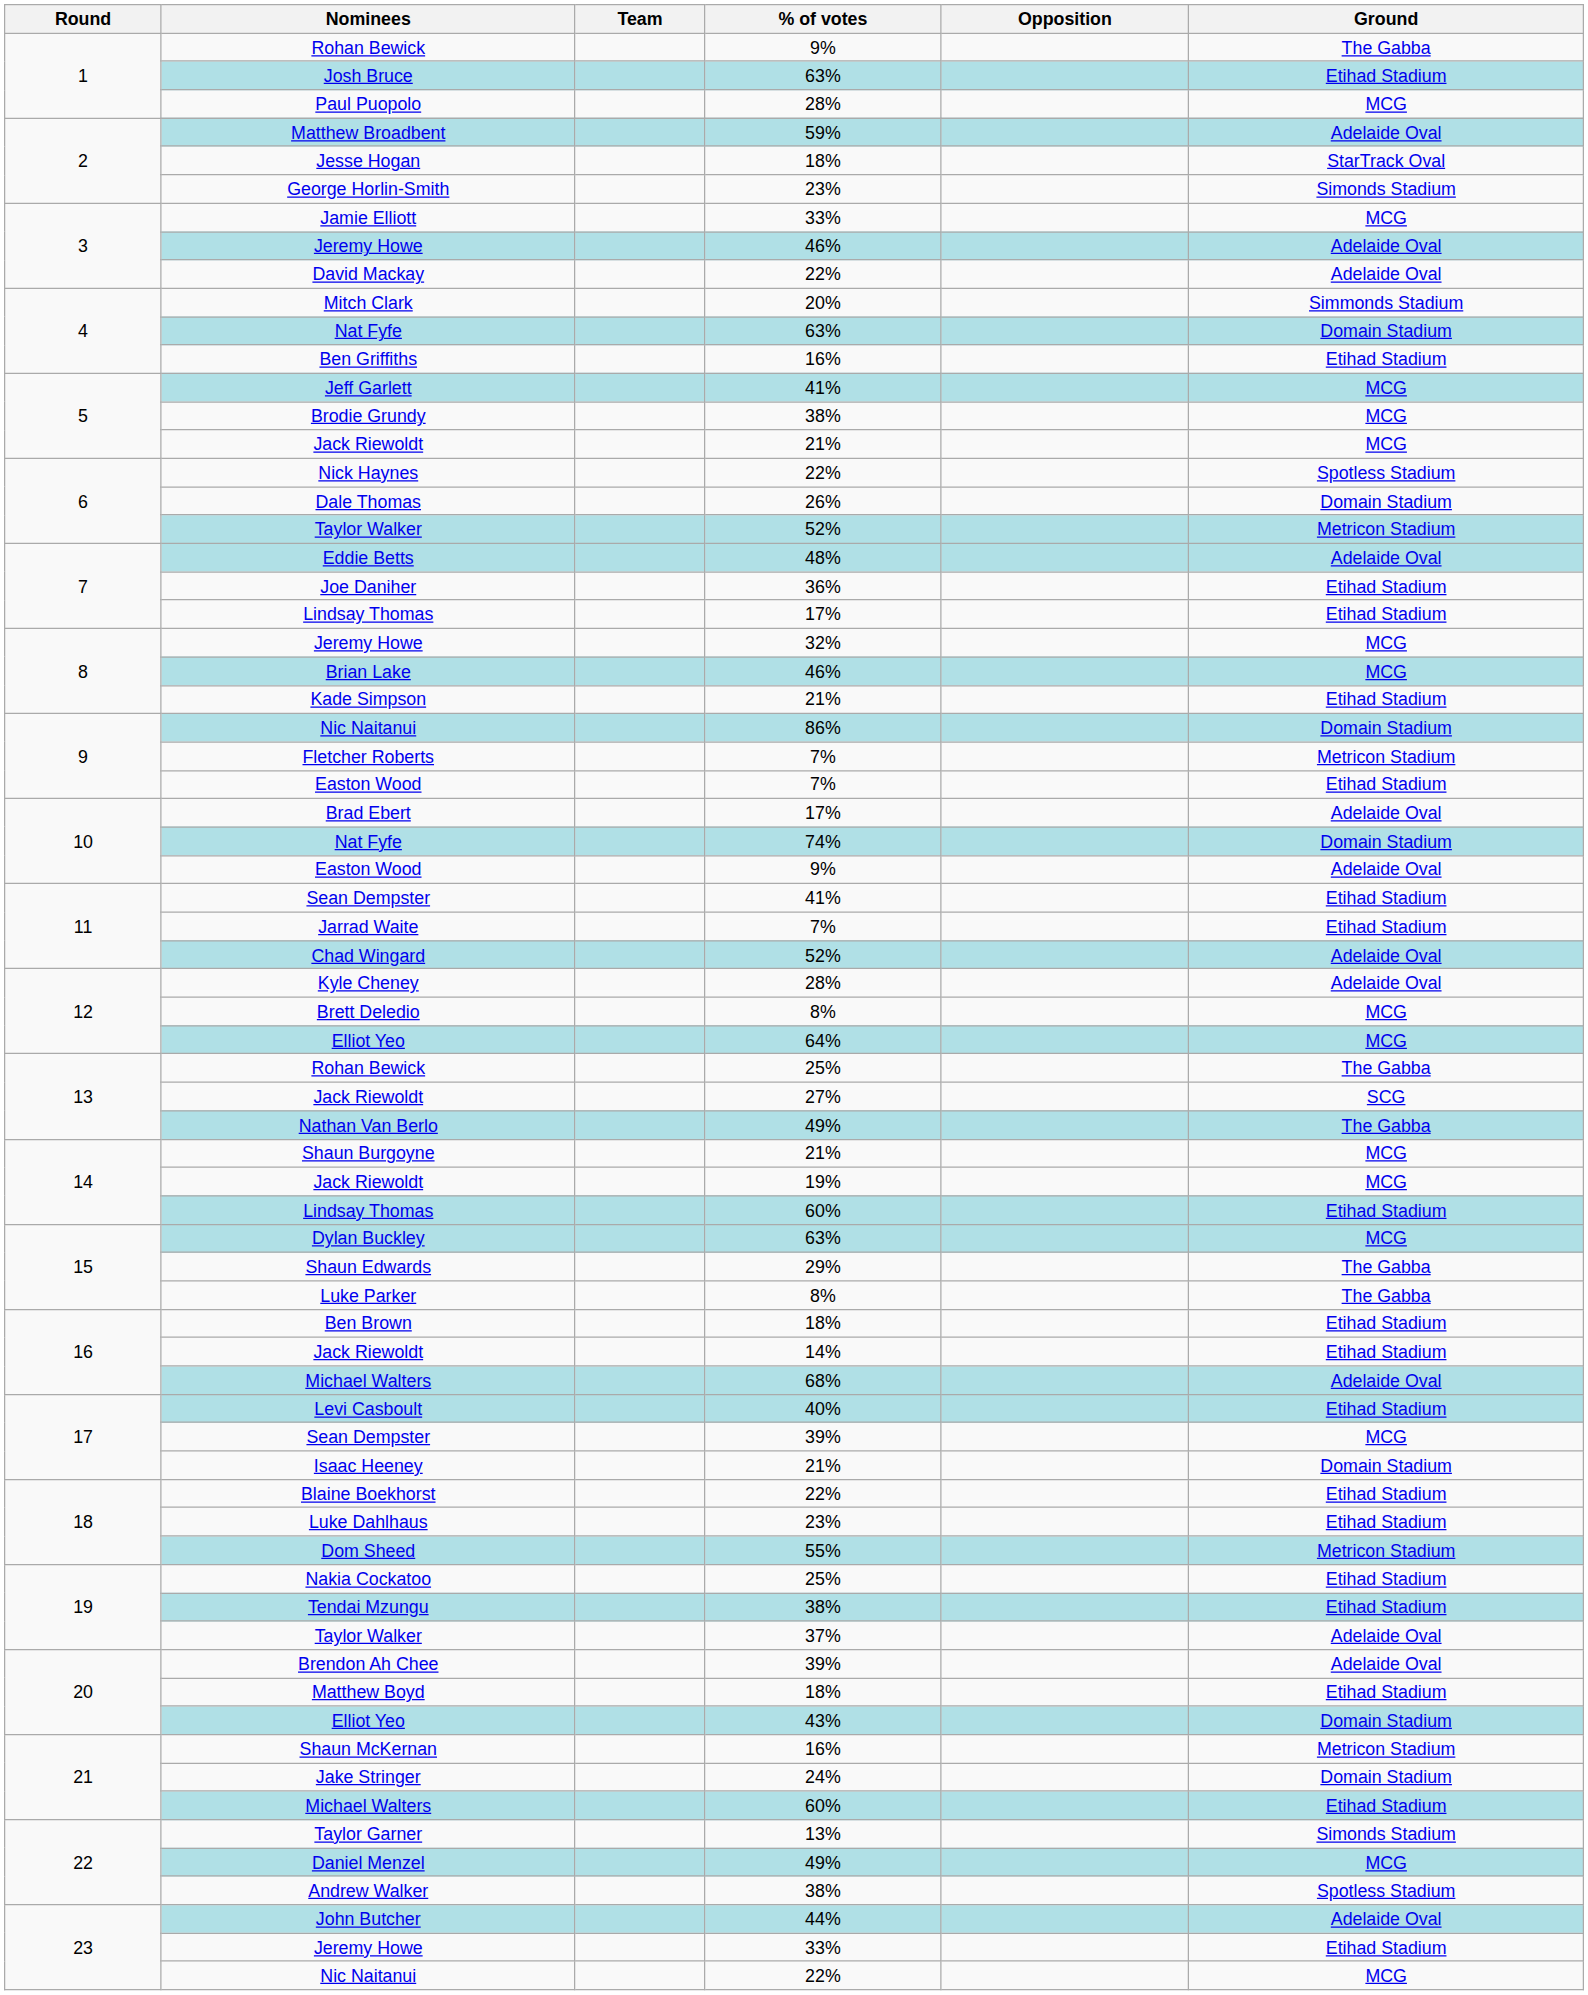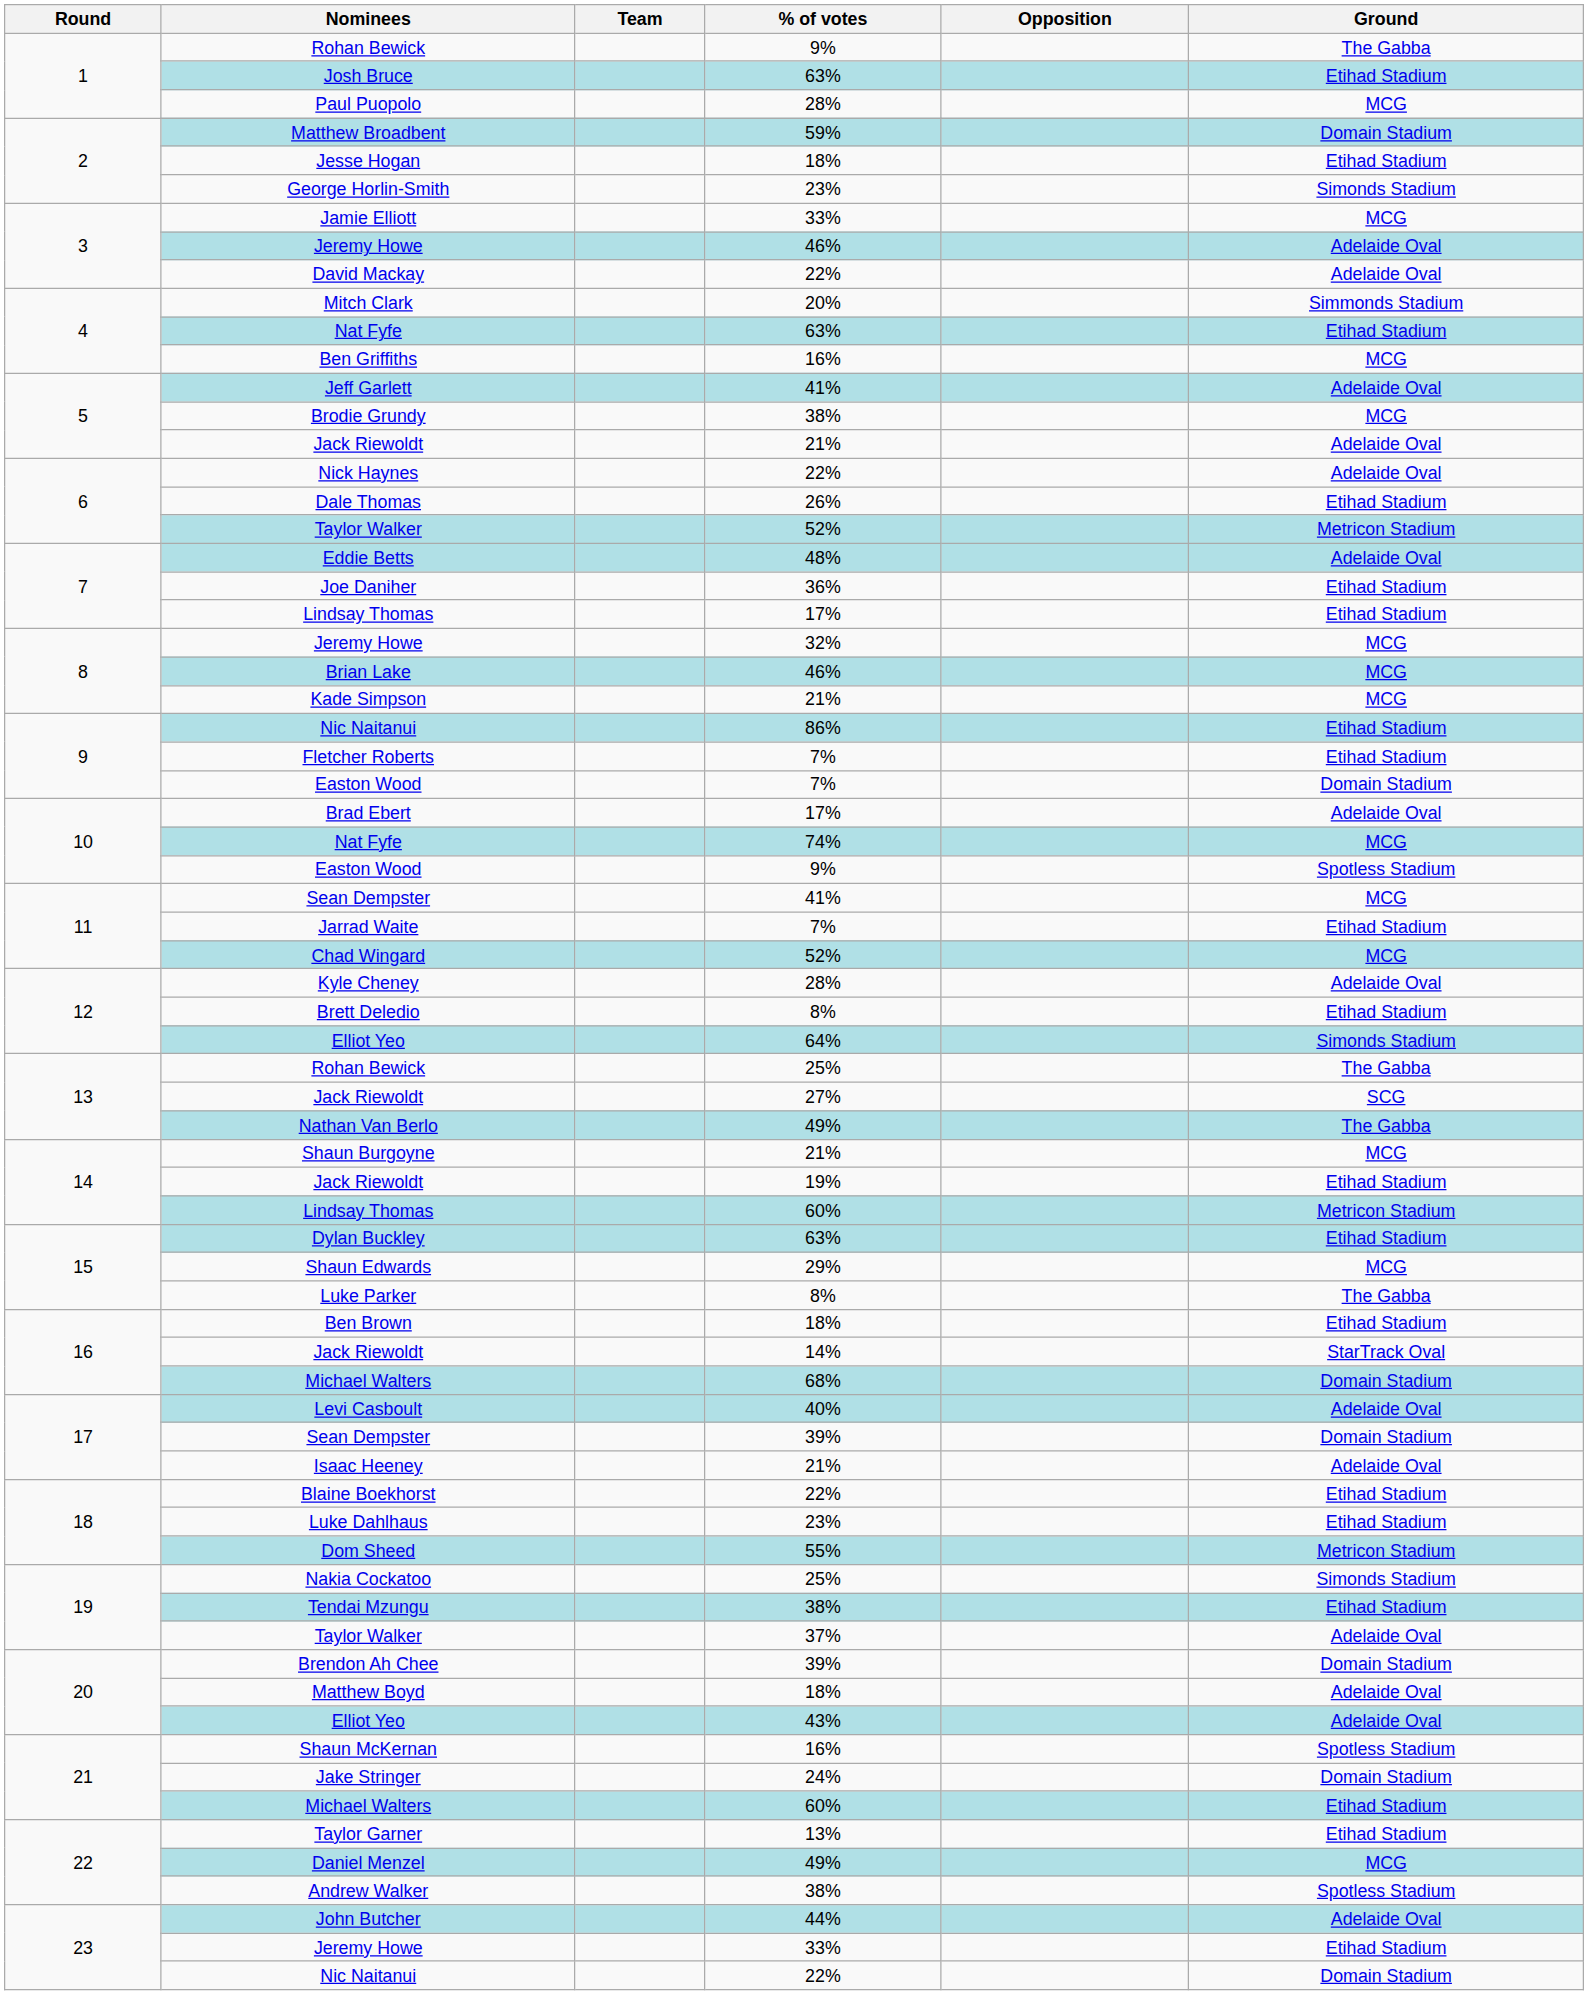(1386, 132) Adelaide Oval -> (1386, 132) Domain Stadium
(1386, 161) StarTrack Oval -> (1386, 161) Etihad Stadium
(1386, 331) Domain Stadium -> (1386, 331) Etihad Stadium
(1386, 359) Etihad Stadium -> (1386, 359) MCG
(1386, 388) MCG -> (1386, 388) Adelaide Oval
(1386, 444) MCG -> (1386, 444) Adelaide Oval
(1386, 473) Spotless Stadium -> (1386, 473) Adelaide Oval
(1386, 501) Domain Stadium -> (1386, 501) Etihad Stadium
(1386, 700) Etihad Stadium -> (1386, 700) MCG
(1386, 728) Domain Stadium -> (1386, 728) Etihad Stadium
(1386, 756) Metricon Stadium -> (1386, 756) Etihad Stadium
(1386, 785) Etihad Stadium -> (1386, 785) Domain Stadium
(1386, 841) Domain Stadium -> (1386, 841) MCG
(1386, 870) Adelaide Oval -> (1386, 870) Spotless Stadium
(1386, 898) Etihad Stadium -> (1386, 898) MCG
(1386, 955) Adelaide Oval -> (1386, 955) MCG
(1386, 1012) MCG -> (1386, 1012) Etihad Stadium
(1386, 1040) MCG -> (1386, 1040) Simonds Stadium
(1386, 1182) MCG -> (1386, 1182) Etihad Stadium
(1386, 1210) Etihad Stadium -> (1386, 1210) Metricon Stadium
(1386, 1238) MCG -> (1386, 1238) Etihad Stadium
(1386, 1267) The Gabba -> (1386, 1267) MCG
(1386, 1352) Etihad Stadium -> (1386, 1352) StarTrack Oval
(1386, 1380) Adelaide Oval -> (1386, 1380) Domain Stadium
(1386, 1409) Etihad Stadium -> (1386, 1409) Adelaide Oval
(1386, 1437) MCG -> (1386, 1437) Domain Stadium
(1386, 1465) Domain Stadium -> (1386, 1465) Adelaide Oval
(1386, 1579) Etihad Stadium -> (1386, 1579) Simonds Stadium
(1386, 1664) Adelaide Oval -> (1386, 1664) Domain Stadium
(1386, 1692) Etihad Stadium -> (1386, 1692) Adelaide Oval
(1386, 1721) Domain Stadium -> (1386, 1721) Adelaide Oval
(1386, 1749) Metricon Stadium -> (1386, 1749) Spotless Stadium
(1386, 1834) Simonds Stadium -> (1386, 1834) Etihad Stadium
(1386, 1976) MCG -> (1386, 1976) Domain Stadium
